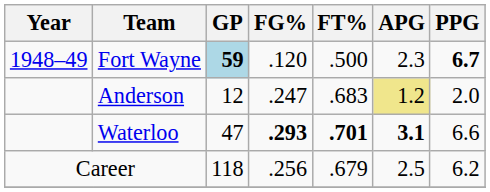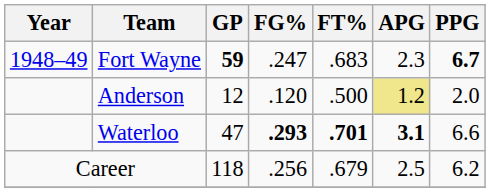(233, 59) lightblue background -> (233, 59) no background
(288, 59) .120 -> (288, 59) .247
(348, 59) .500 -> (348, 59) .683
(288, 96) .247 -> (288, 96) .120
(348, 96) .683 -> (348, 96) .500
